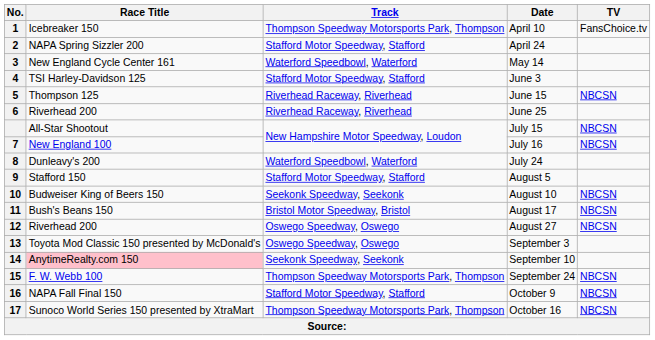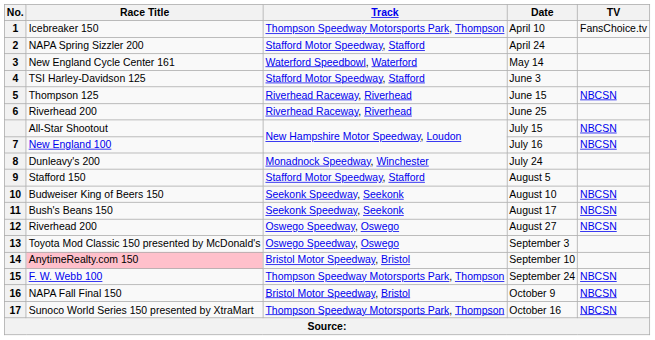(341, 161) Waterford Speedbowl, Waterford -> (347, 161) Monadnock Speedway, Winchester
(338, 210) Bristol Motor Speedway, Bristol -> (335, 210) Seekonk Speedway, Seekonk
(335, 260) Seekonk Speedway, Seekonk -> (338, 260) Bristol Motor Speedway, Bristol
(345, 293) Stafford Motor Speedway, Stafford -> (338, 293) Bristol Motor Speedway, Bristol
